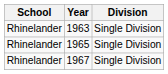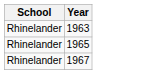- column: (128, 12)
